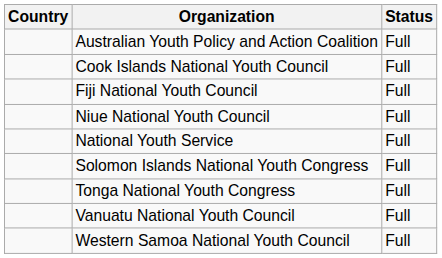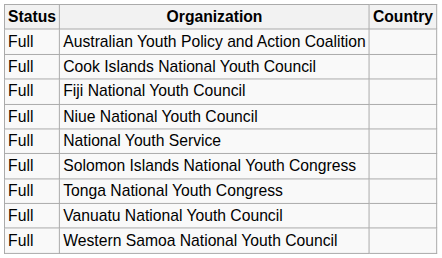columns swapped: (38, 16) <-> (409, 16)
